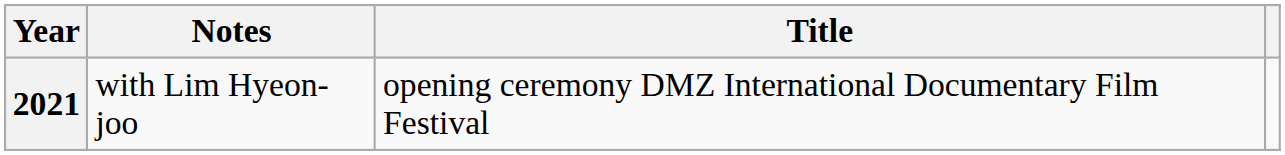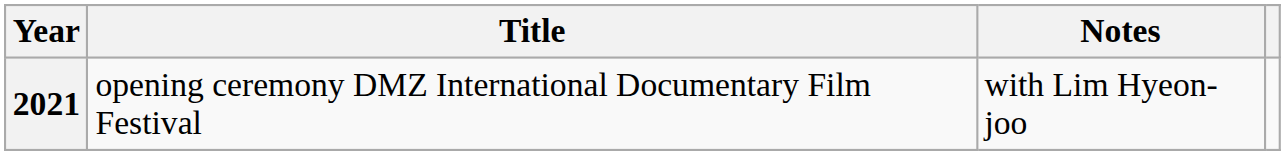columns swapped: (820, 31) <-> (232, 31)
